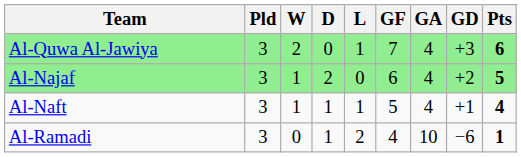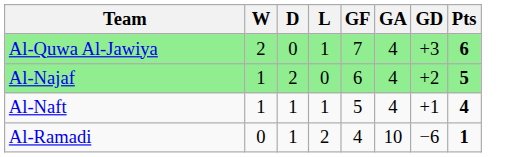- column: (263, 19)
